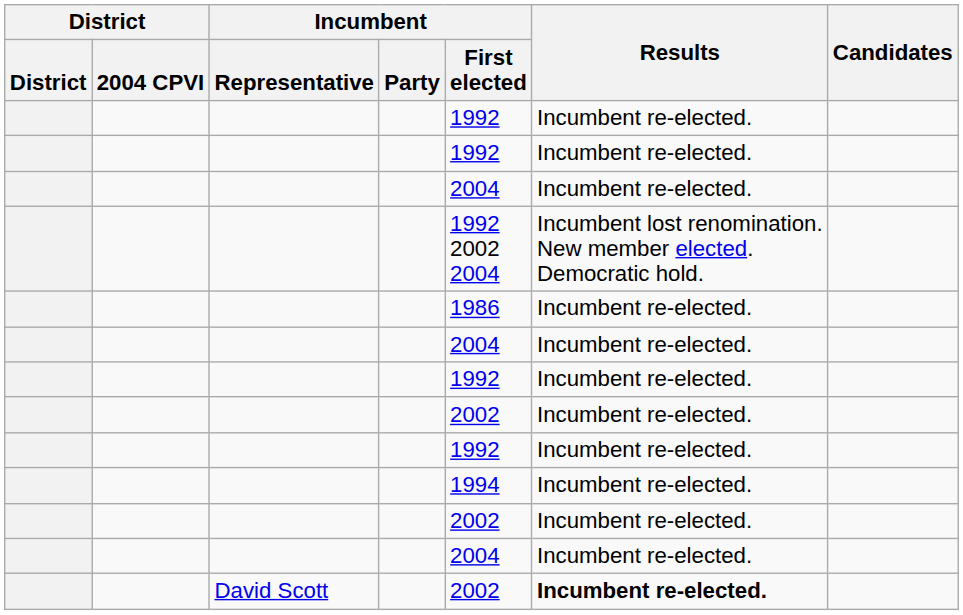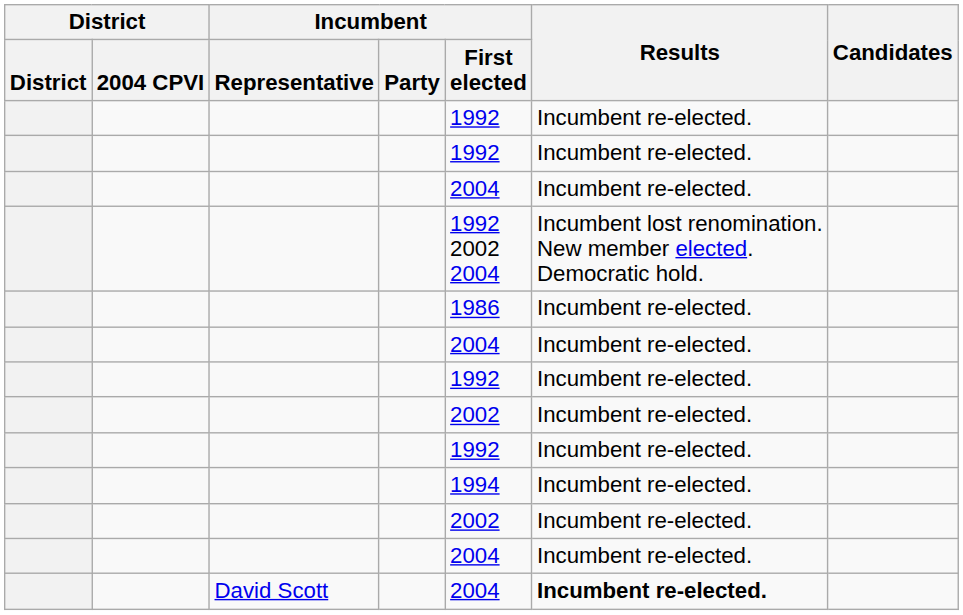(475, 590) 2002 -> (475, 590) 2004
